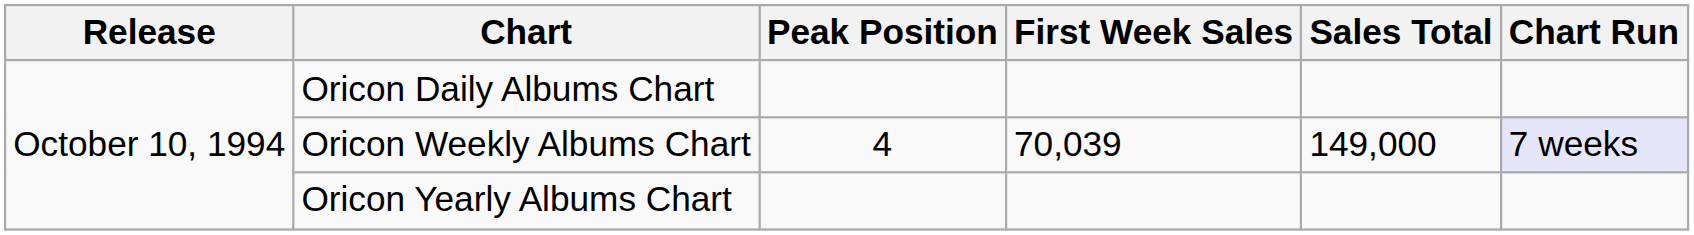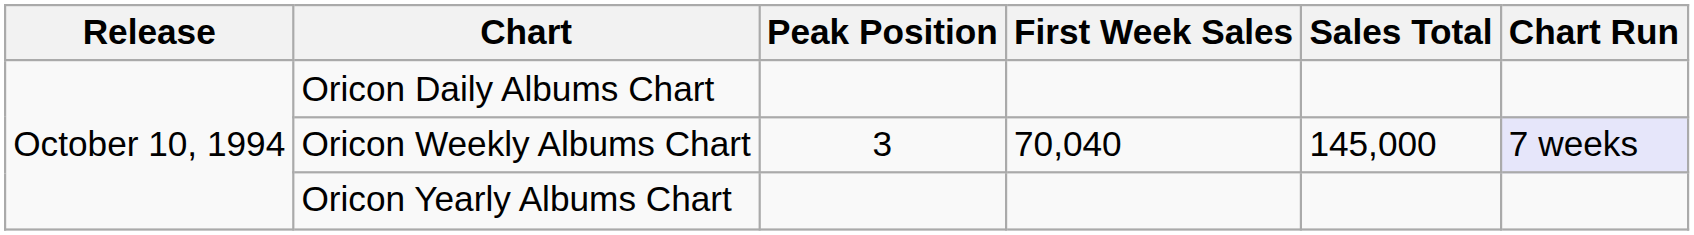(882, 144) 4 -> (882, 144) 3
(1068, 144) 70,039 -> (1068, 144) 70,040
(1373, 144) 149,000 -> (1373, 144) 145,000
